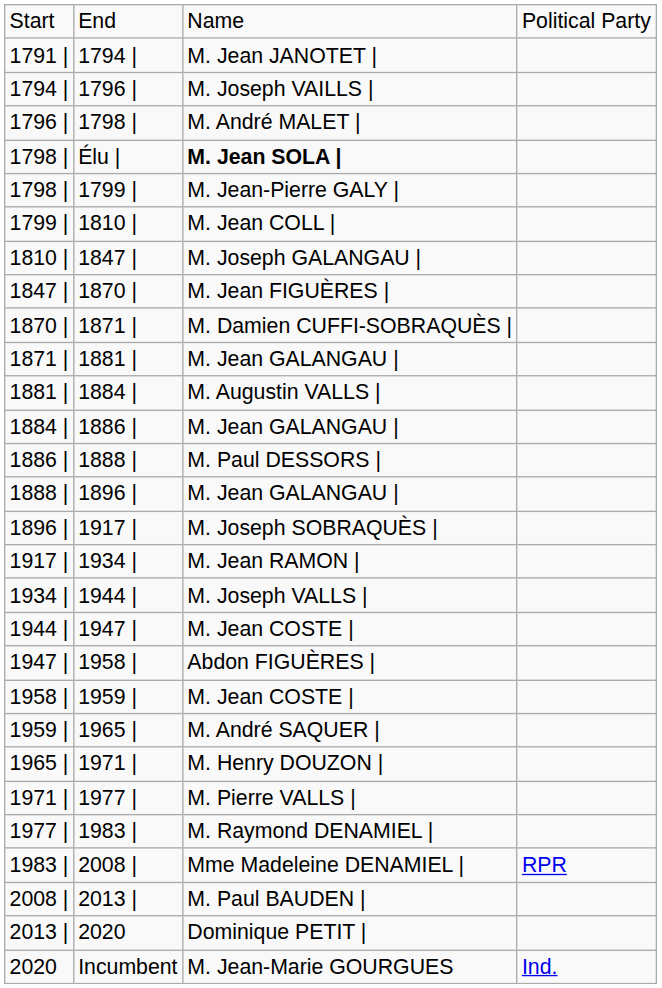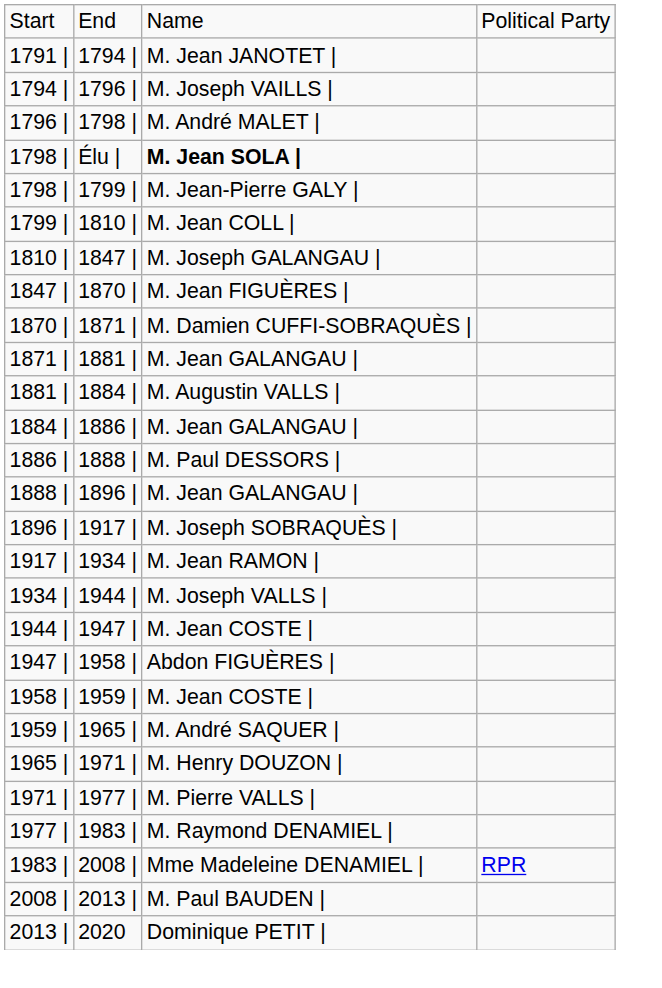- row: (128, 966)
